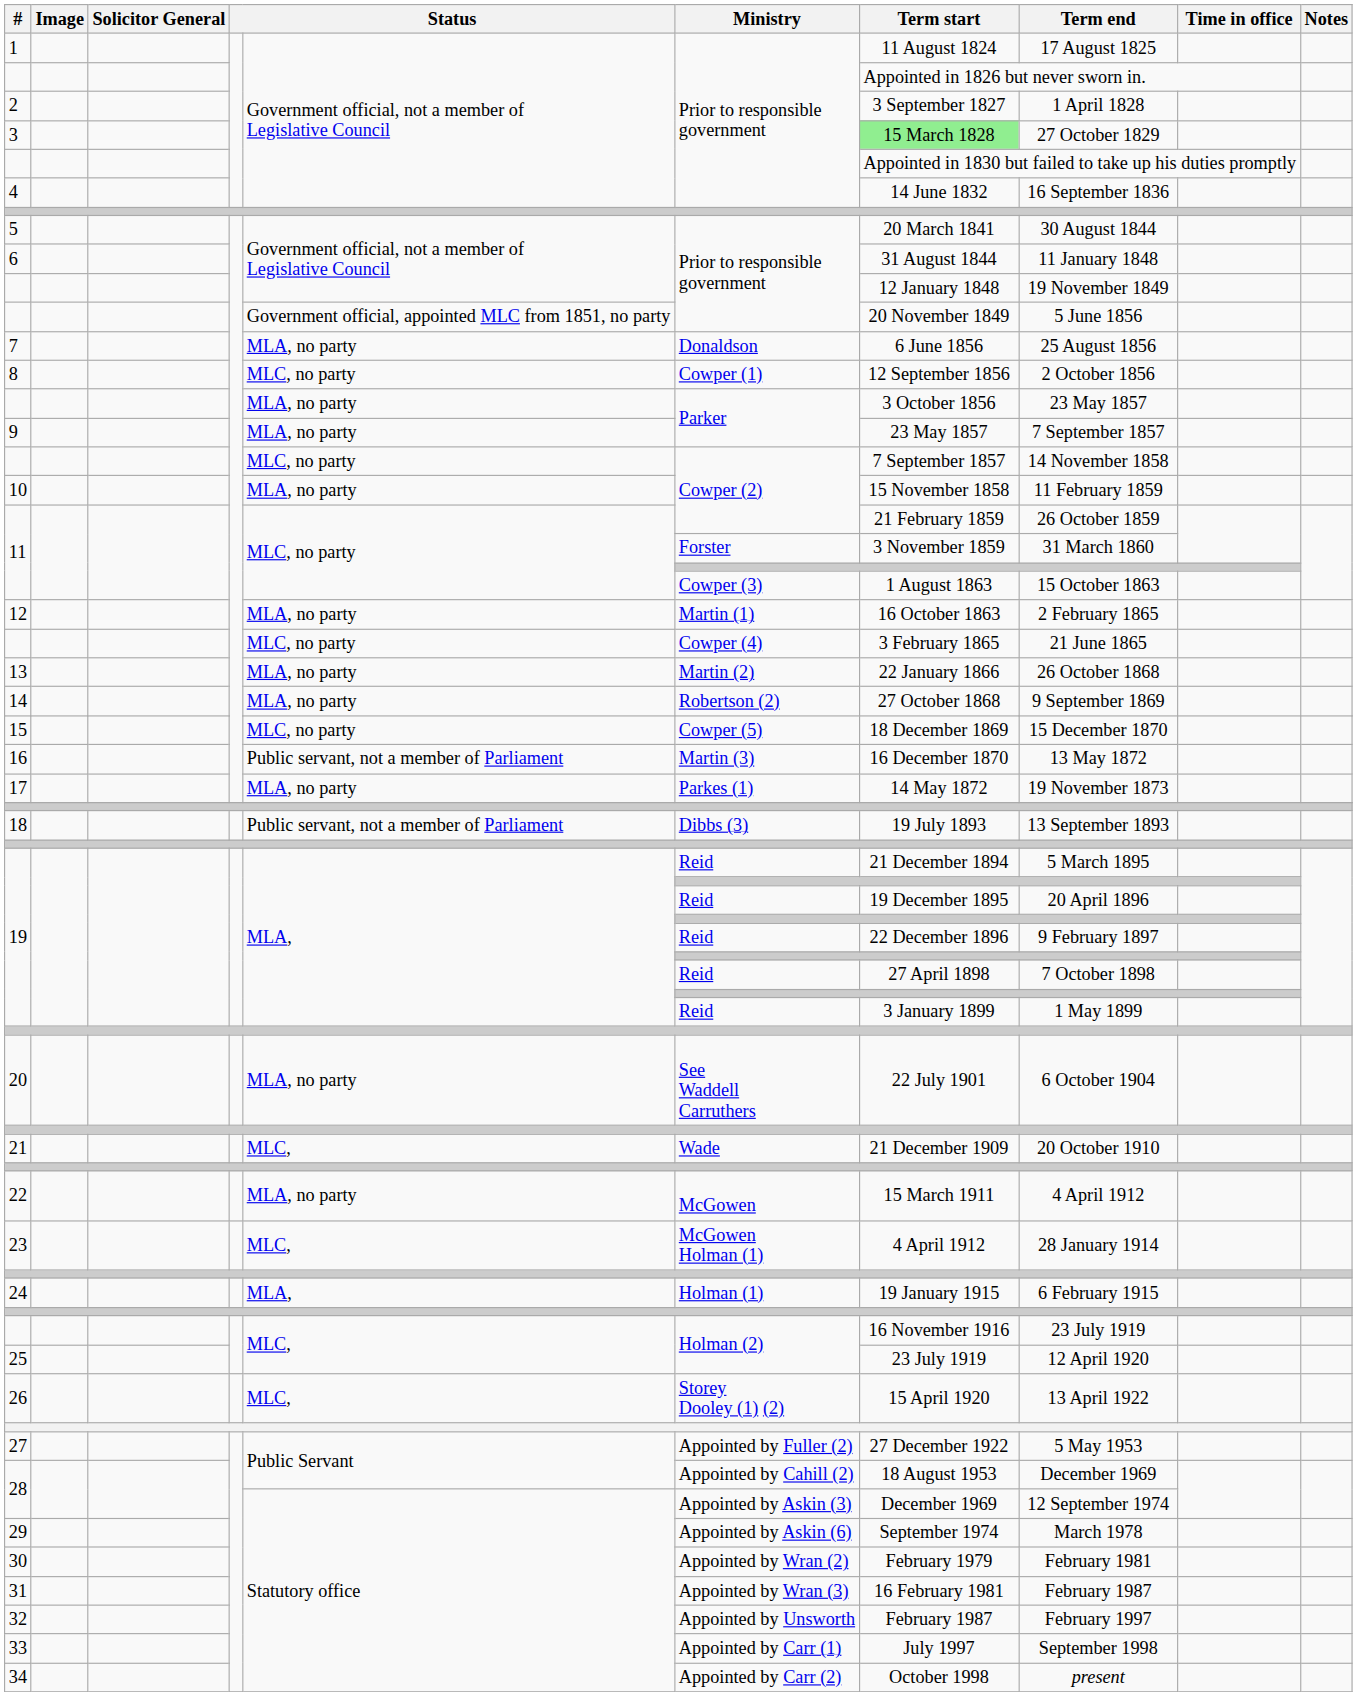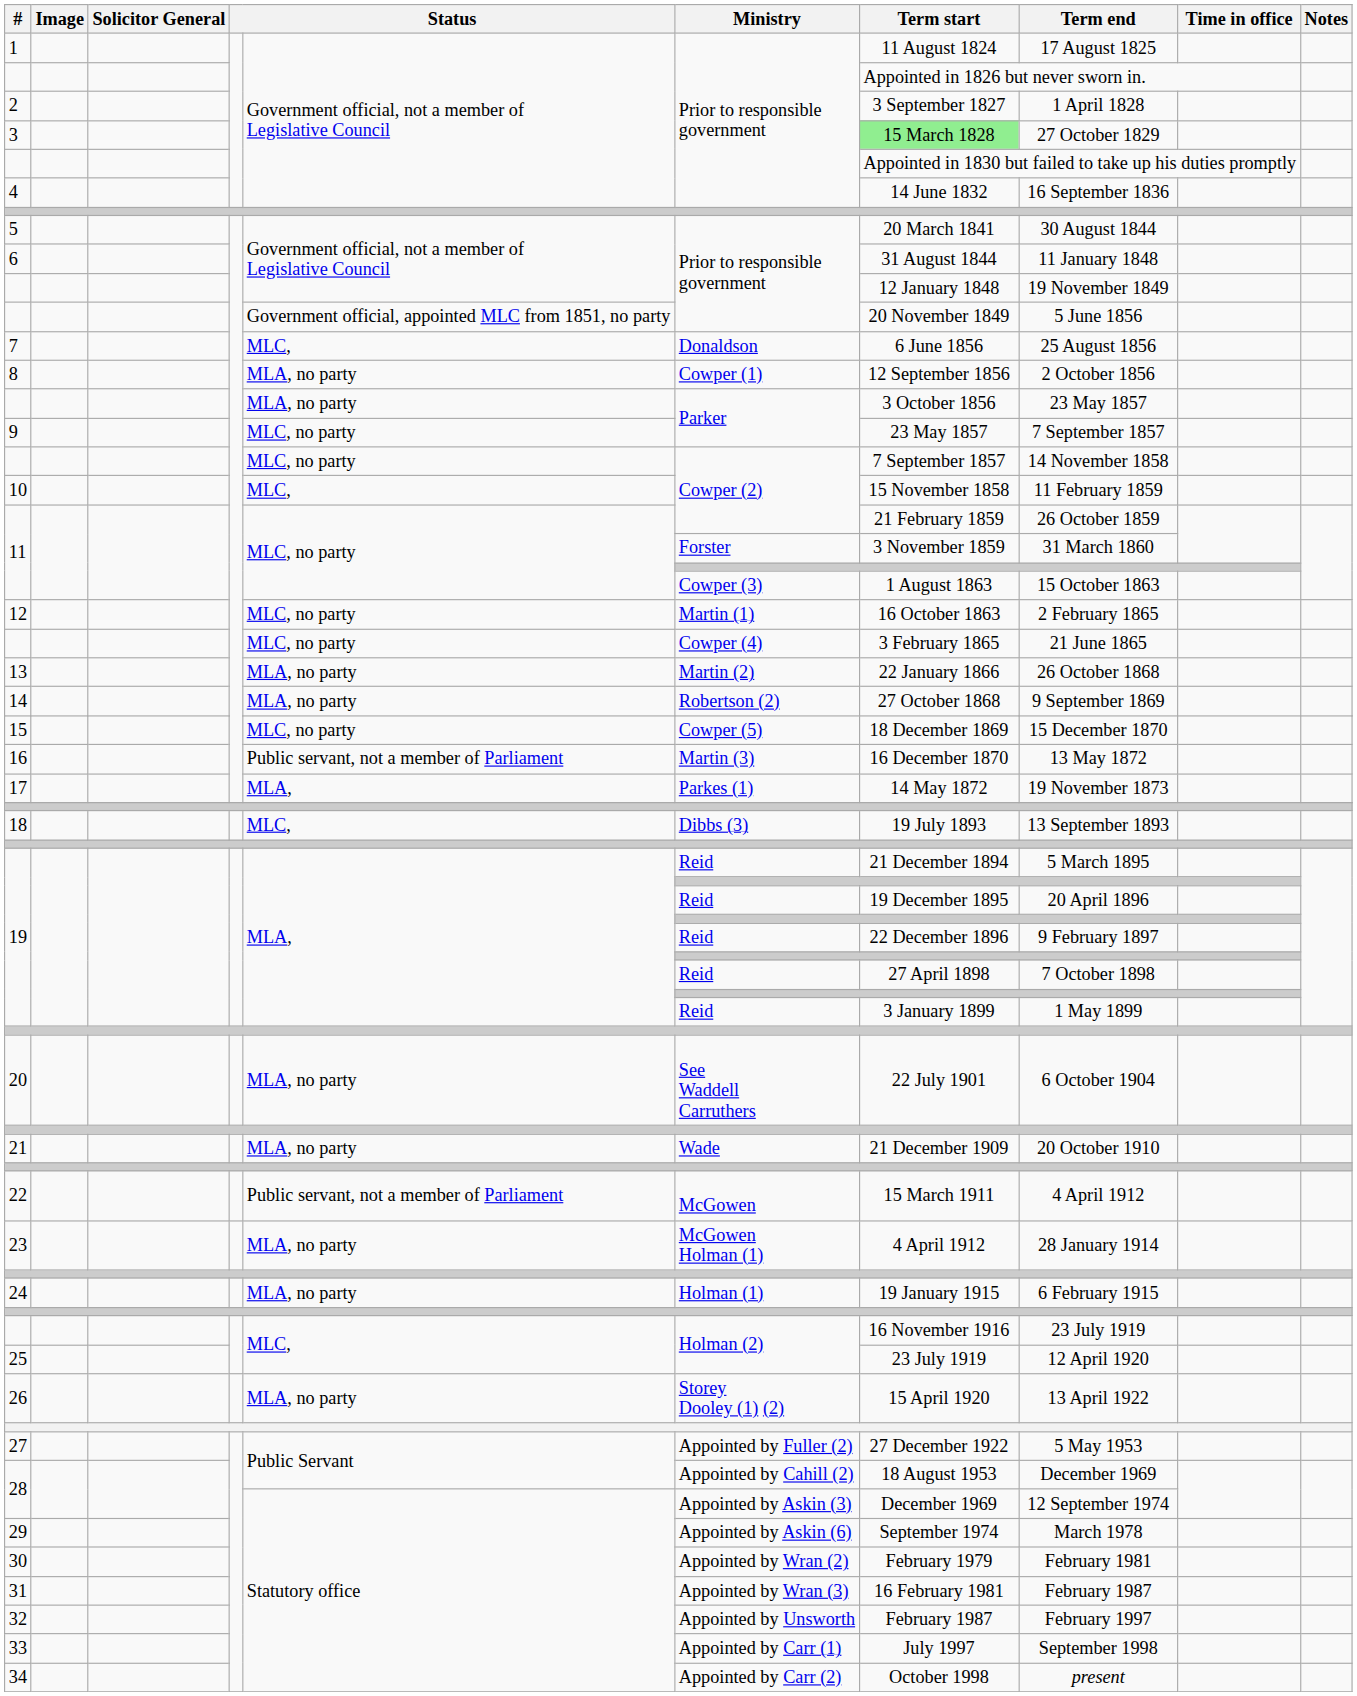(302, 345) MLA, no party -> (269, 345) MLC,
(301, 374) MLC, no party -> (302, 374) MLA, no party
(302, 432) MLA, no party -> (301, 432) MLC, no party
(302, 490) MLA, no party -> (269, 490) MLC,
(302, 614) MLA, no party -> (301, 614) MLC, no party
(302, 787) MLA, no party -> (269, 787) MLA,
(405, 825) Public servant, not a member of Parliament -> (269, 825) MLC,
(269, 1148) MLC, -> (302, 1148) MLA, no party
(302, 1195) MLA, no party -> (405, 1195) Public servant, not a member of Parliament
(269, 1245) MLC, -> (302, 1245) MLA, no party
(269, 1292) MLA, -> (302, 1292) MLA, no party
(269, 1398) MLC, -> (302, 1398) MLA, no party
